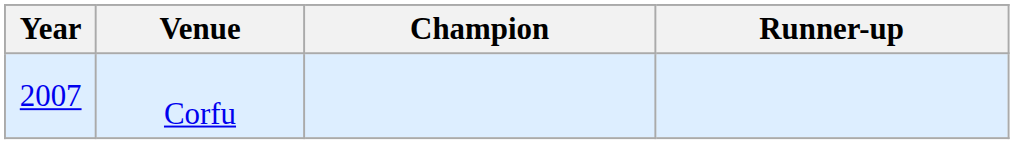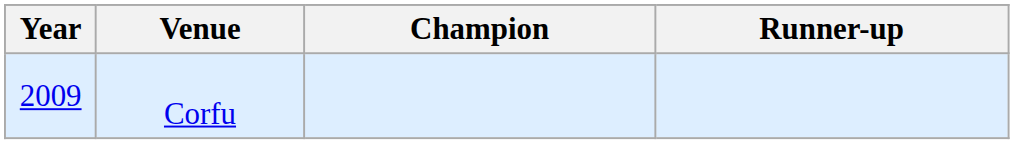(51, 95) 2007 -> (51, 95) 2009
